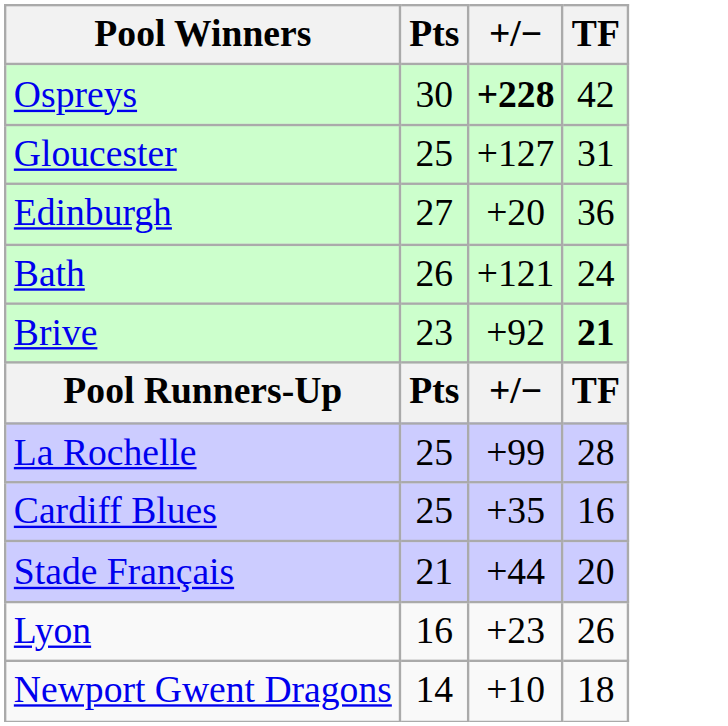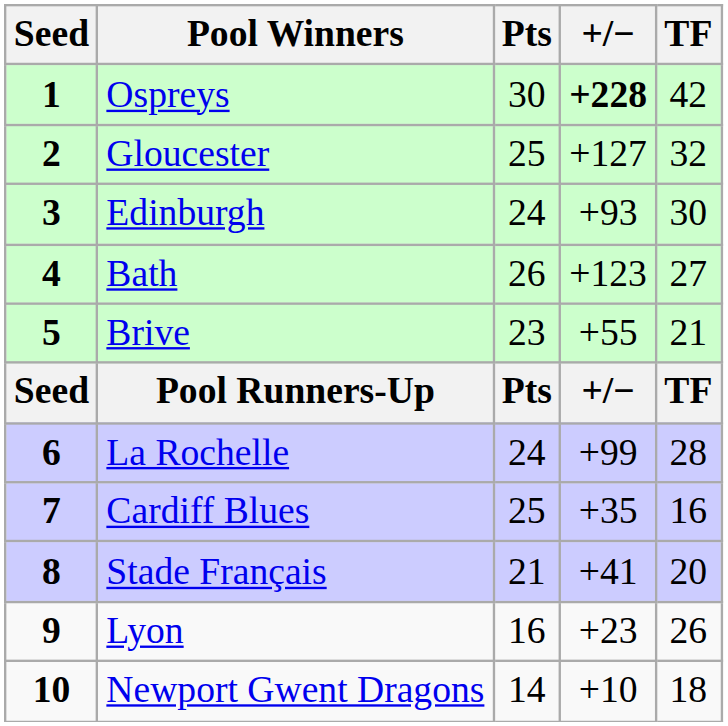+ column: (51, 34)
(596, 153) 31 -> (688, 153) 32
(434, 213) 27 -> (527, 213) 24
(516, 213) +20 -> (608, 213) +93
(596, 213) 36 -> (688, 213) 30
(516, 272) +121 -> (608, 272) +123
(596, 272) 24 -> (688, 272) 27
(516, 332) +92 -> (608, 332) +55
(596, 332) bold -> (688, 332) normal
(434, 451) 25 -> (527, 451) 24
(516, 570) +44 -> (608, 570) +41
